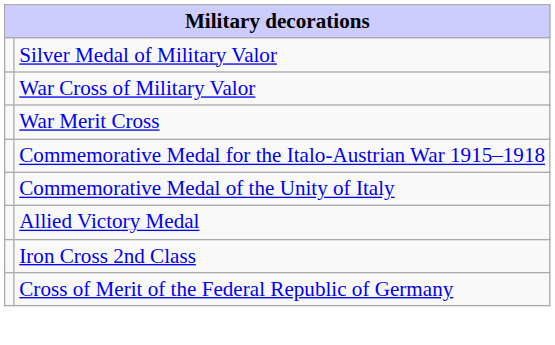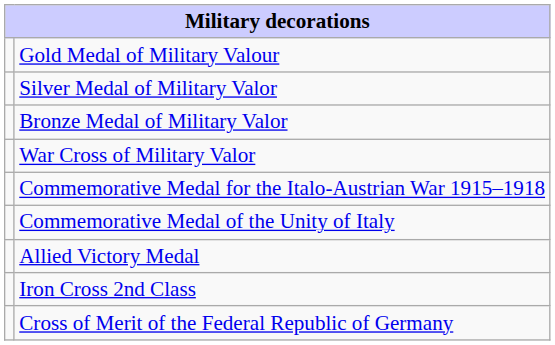+ row: (149, 54)
+ row: (153, 121)
- row: (89, 121)
